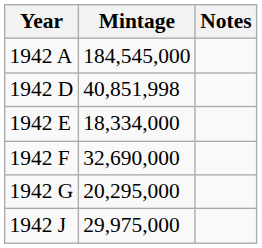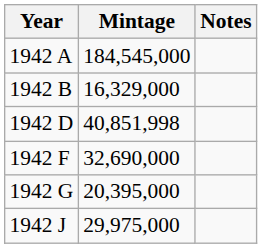+ row: (41, 89)
- row: (40, 123)
(131, 191) 20,295,000 -> (131, 191) 20,395,000
